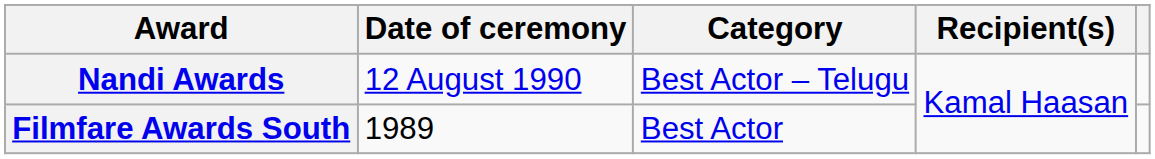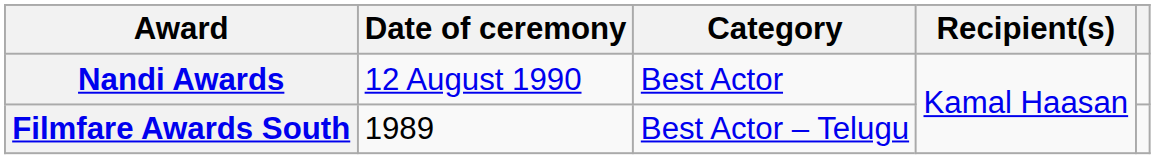(775, 78) Best Actor – Telugu -> (712, 78) Best Actor
(712, 128) Best Actor -> (775, 128) Best Actor – Telugu
